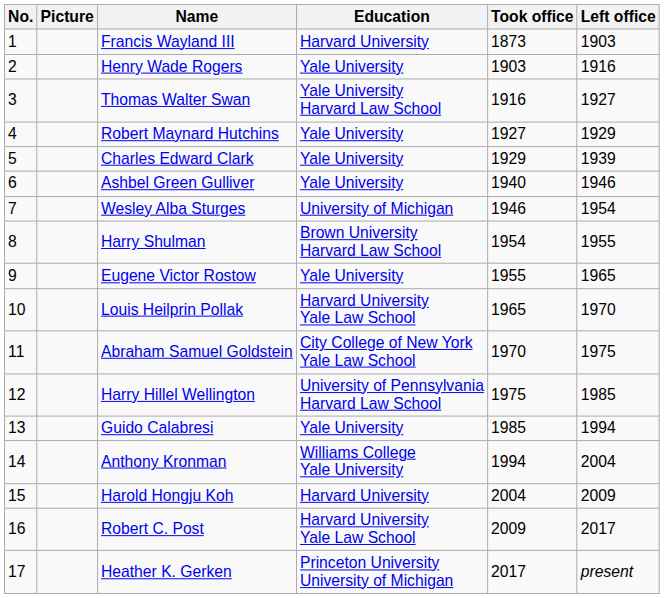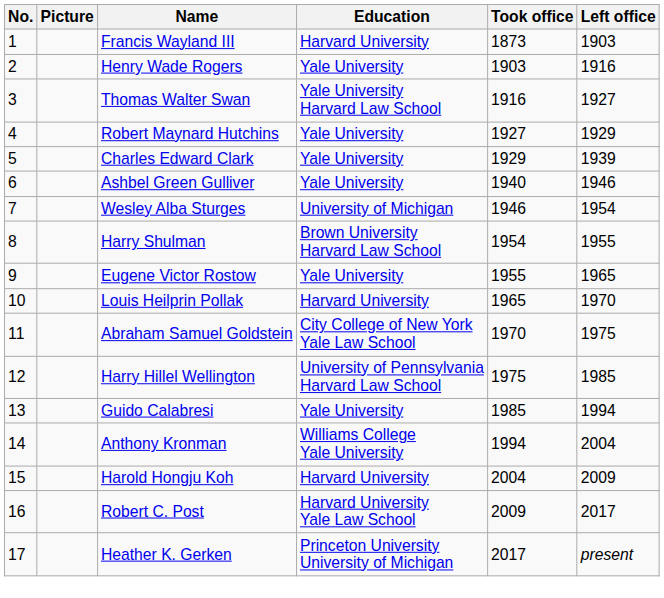(364, 309) Harvard University Yale Law School -> (364, 300) Harvard University
